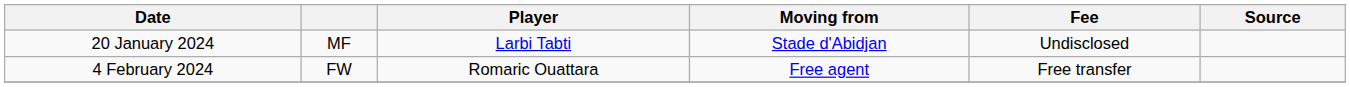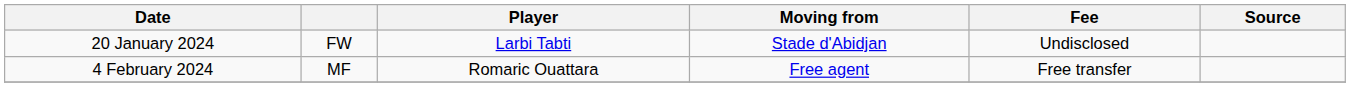(339, 43) MF -> (339, 43) FW
(339, 69) FW -> (339, 69) MF
